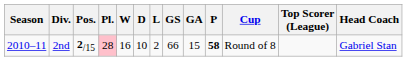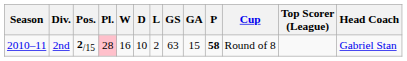(173, 45) 66 -> (173, 45) 63
